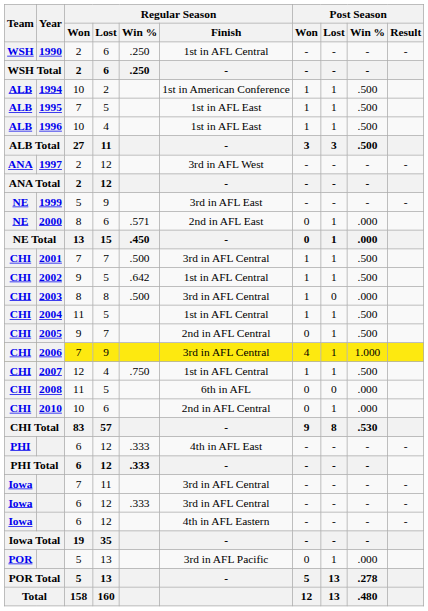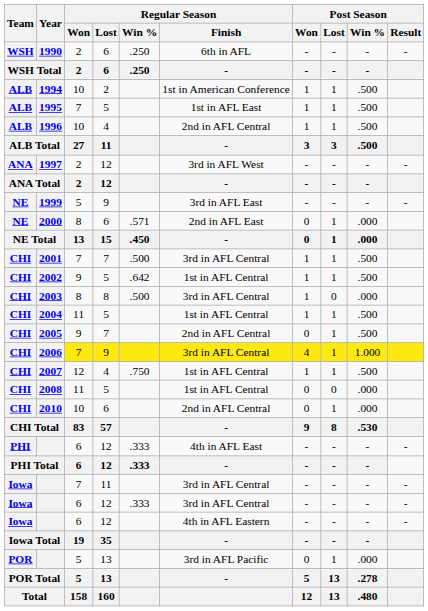(226, 51) 1st in AFL Central -> (226, 51) 6th in AFL
(226, 126) 1st in AFL East -> (226, 126) 2nd in AFL Central
(226, 390) 6th in AFL -> (226, 390) 1st in AFL Central
